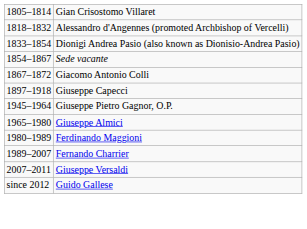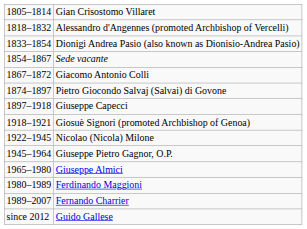+ row: (141, 91)
+ row: (153, 122)
+ row: (105, 138)
- row: (92, 169)
